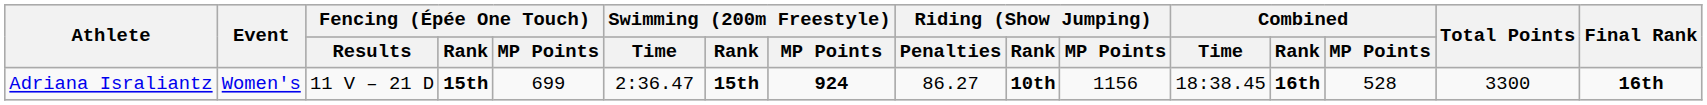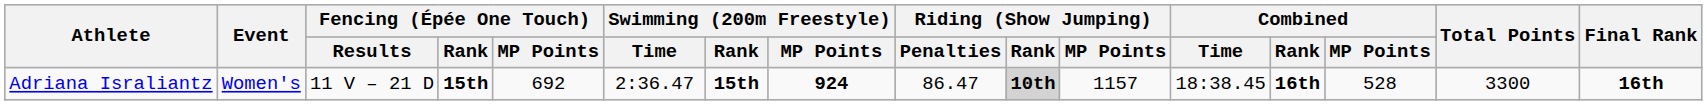(548, 84) 699 -> (548, 84) 692
(950, 84) 86.27 -> (950, 84) 86.47
(1033, 84) no background -> (1033, 84) lightgrey background
(1116, 84) 1156 -> (1116, 84) 1157
